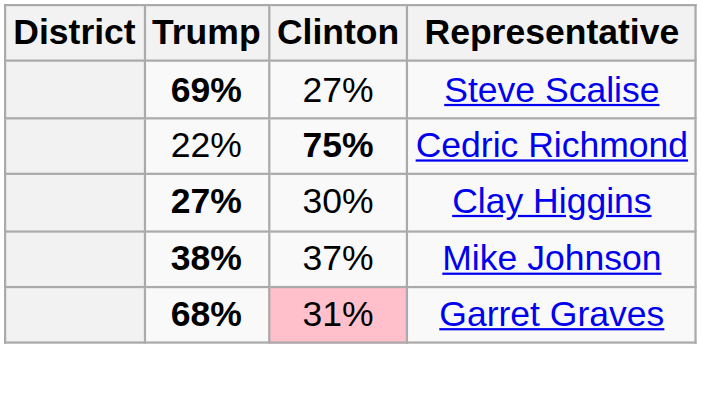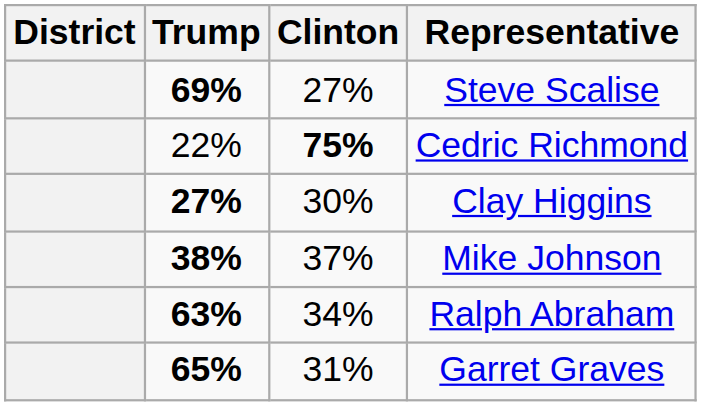+ row: (552, 314)
(206, 314) 68% -> (206, 370) 65%
(338, 314) pink background -> (338, 370) no background
